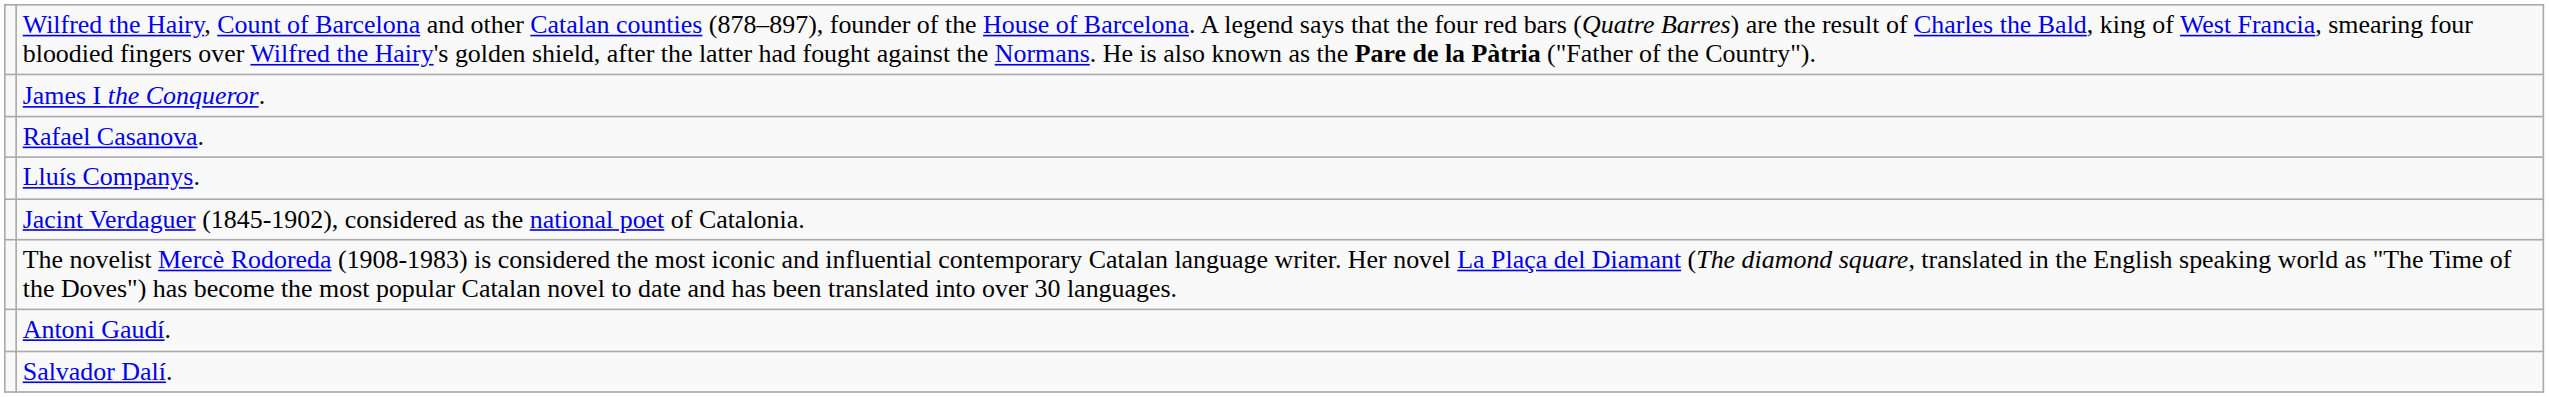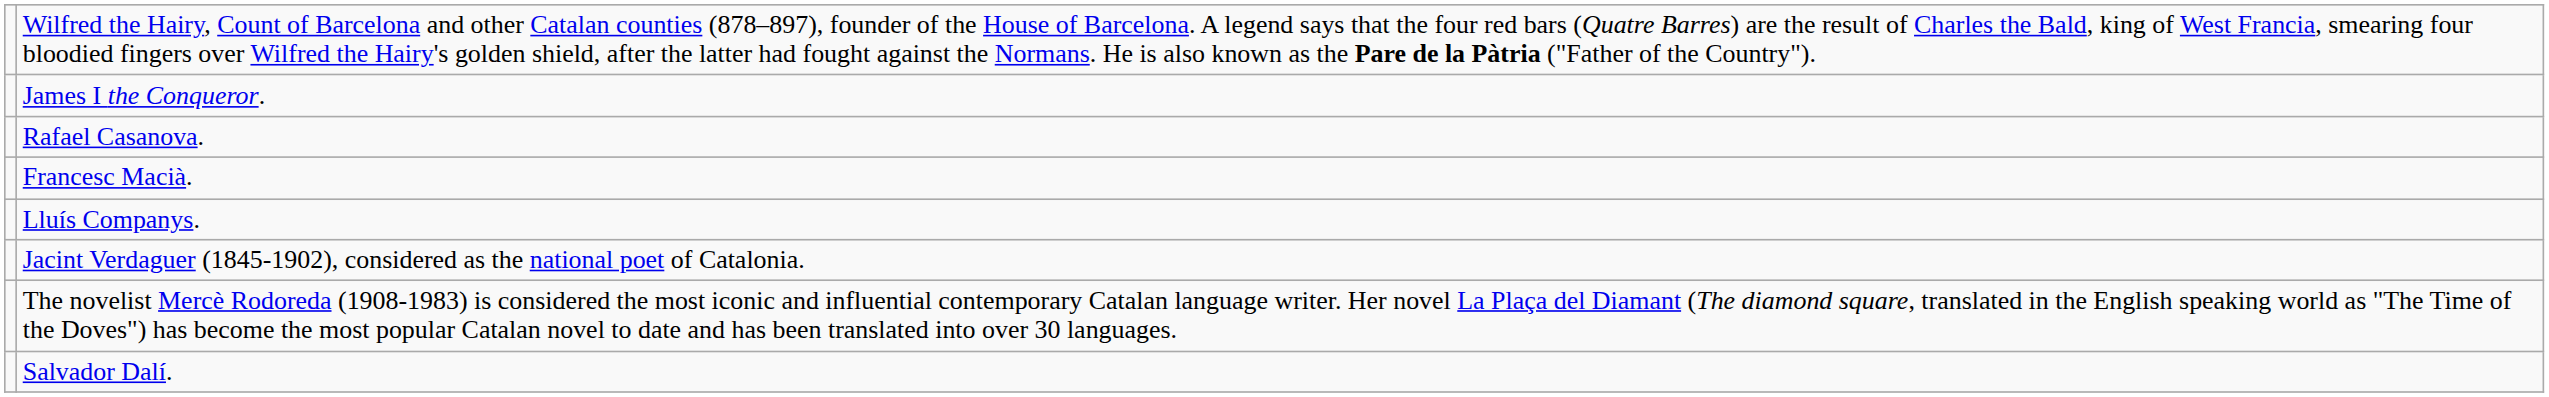+ row: (108, 177)
- row: (97, 330)
